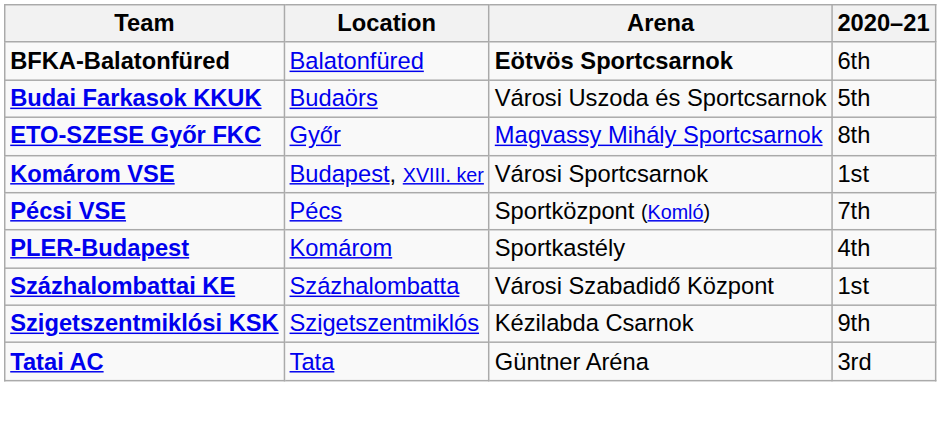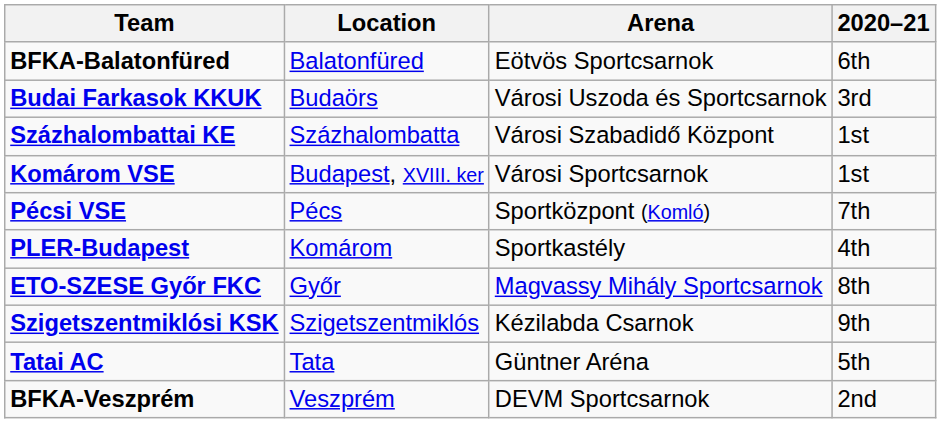(614, 60) bold -> (604, 60) normal
(854, 98) 5th -> (855, 98) 3rd
rows swapped: (136, 135) <-> (123, 286)
(855, 361) 3rd -> (854, 361) 5th
+ row: (102, 398)
